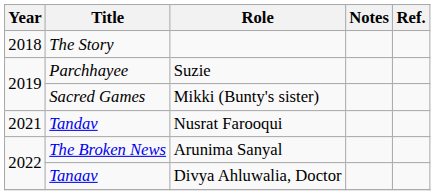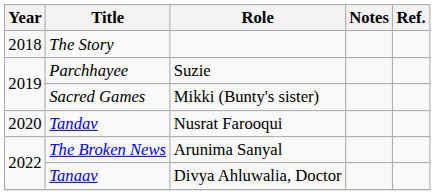(25, 123) 2021 -> (25, 123) 2020
